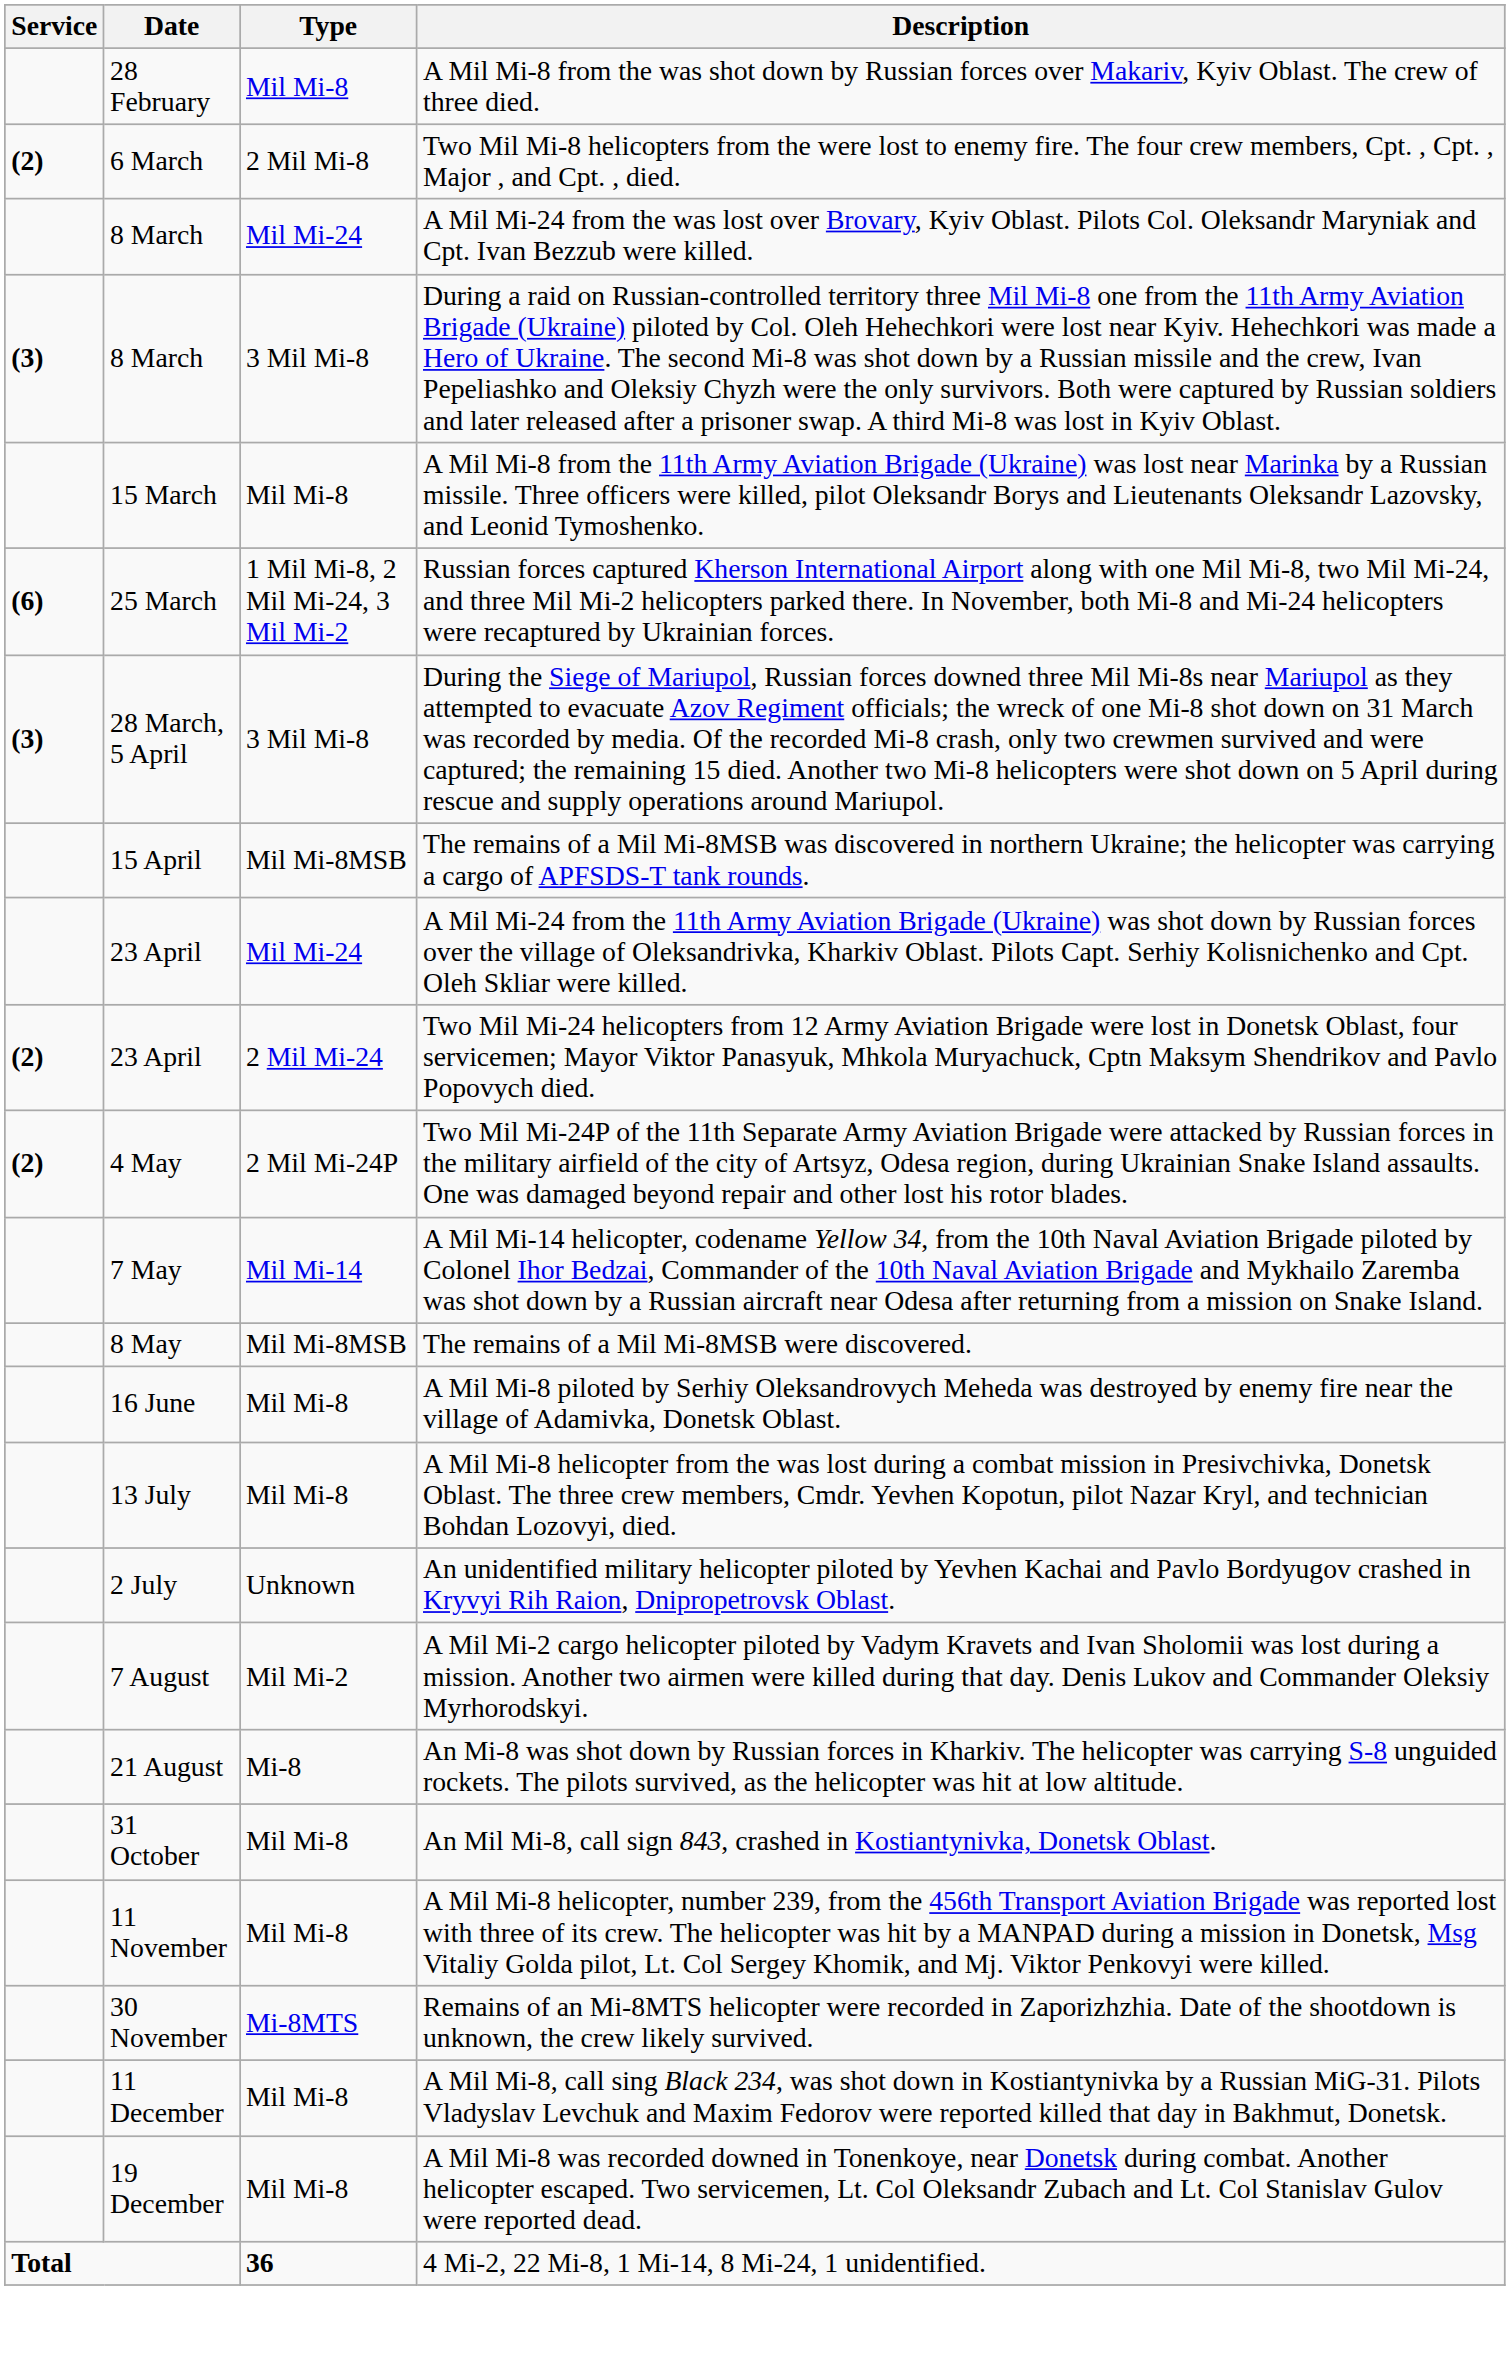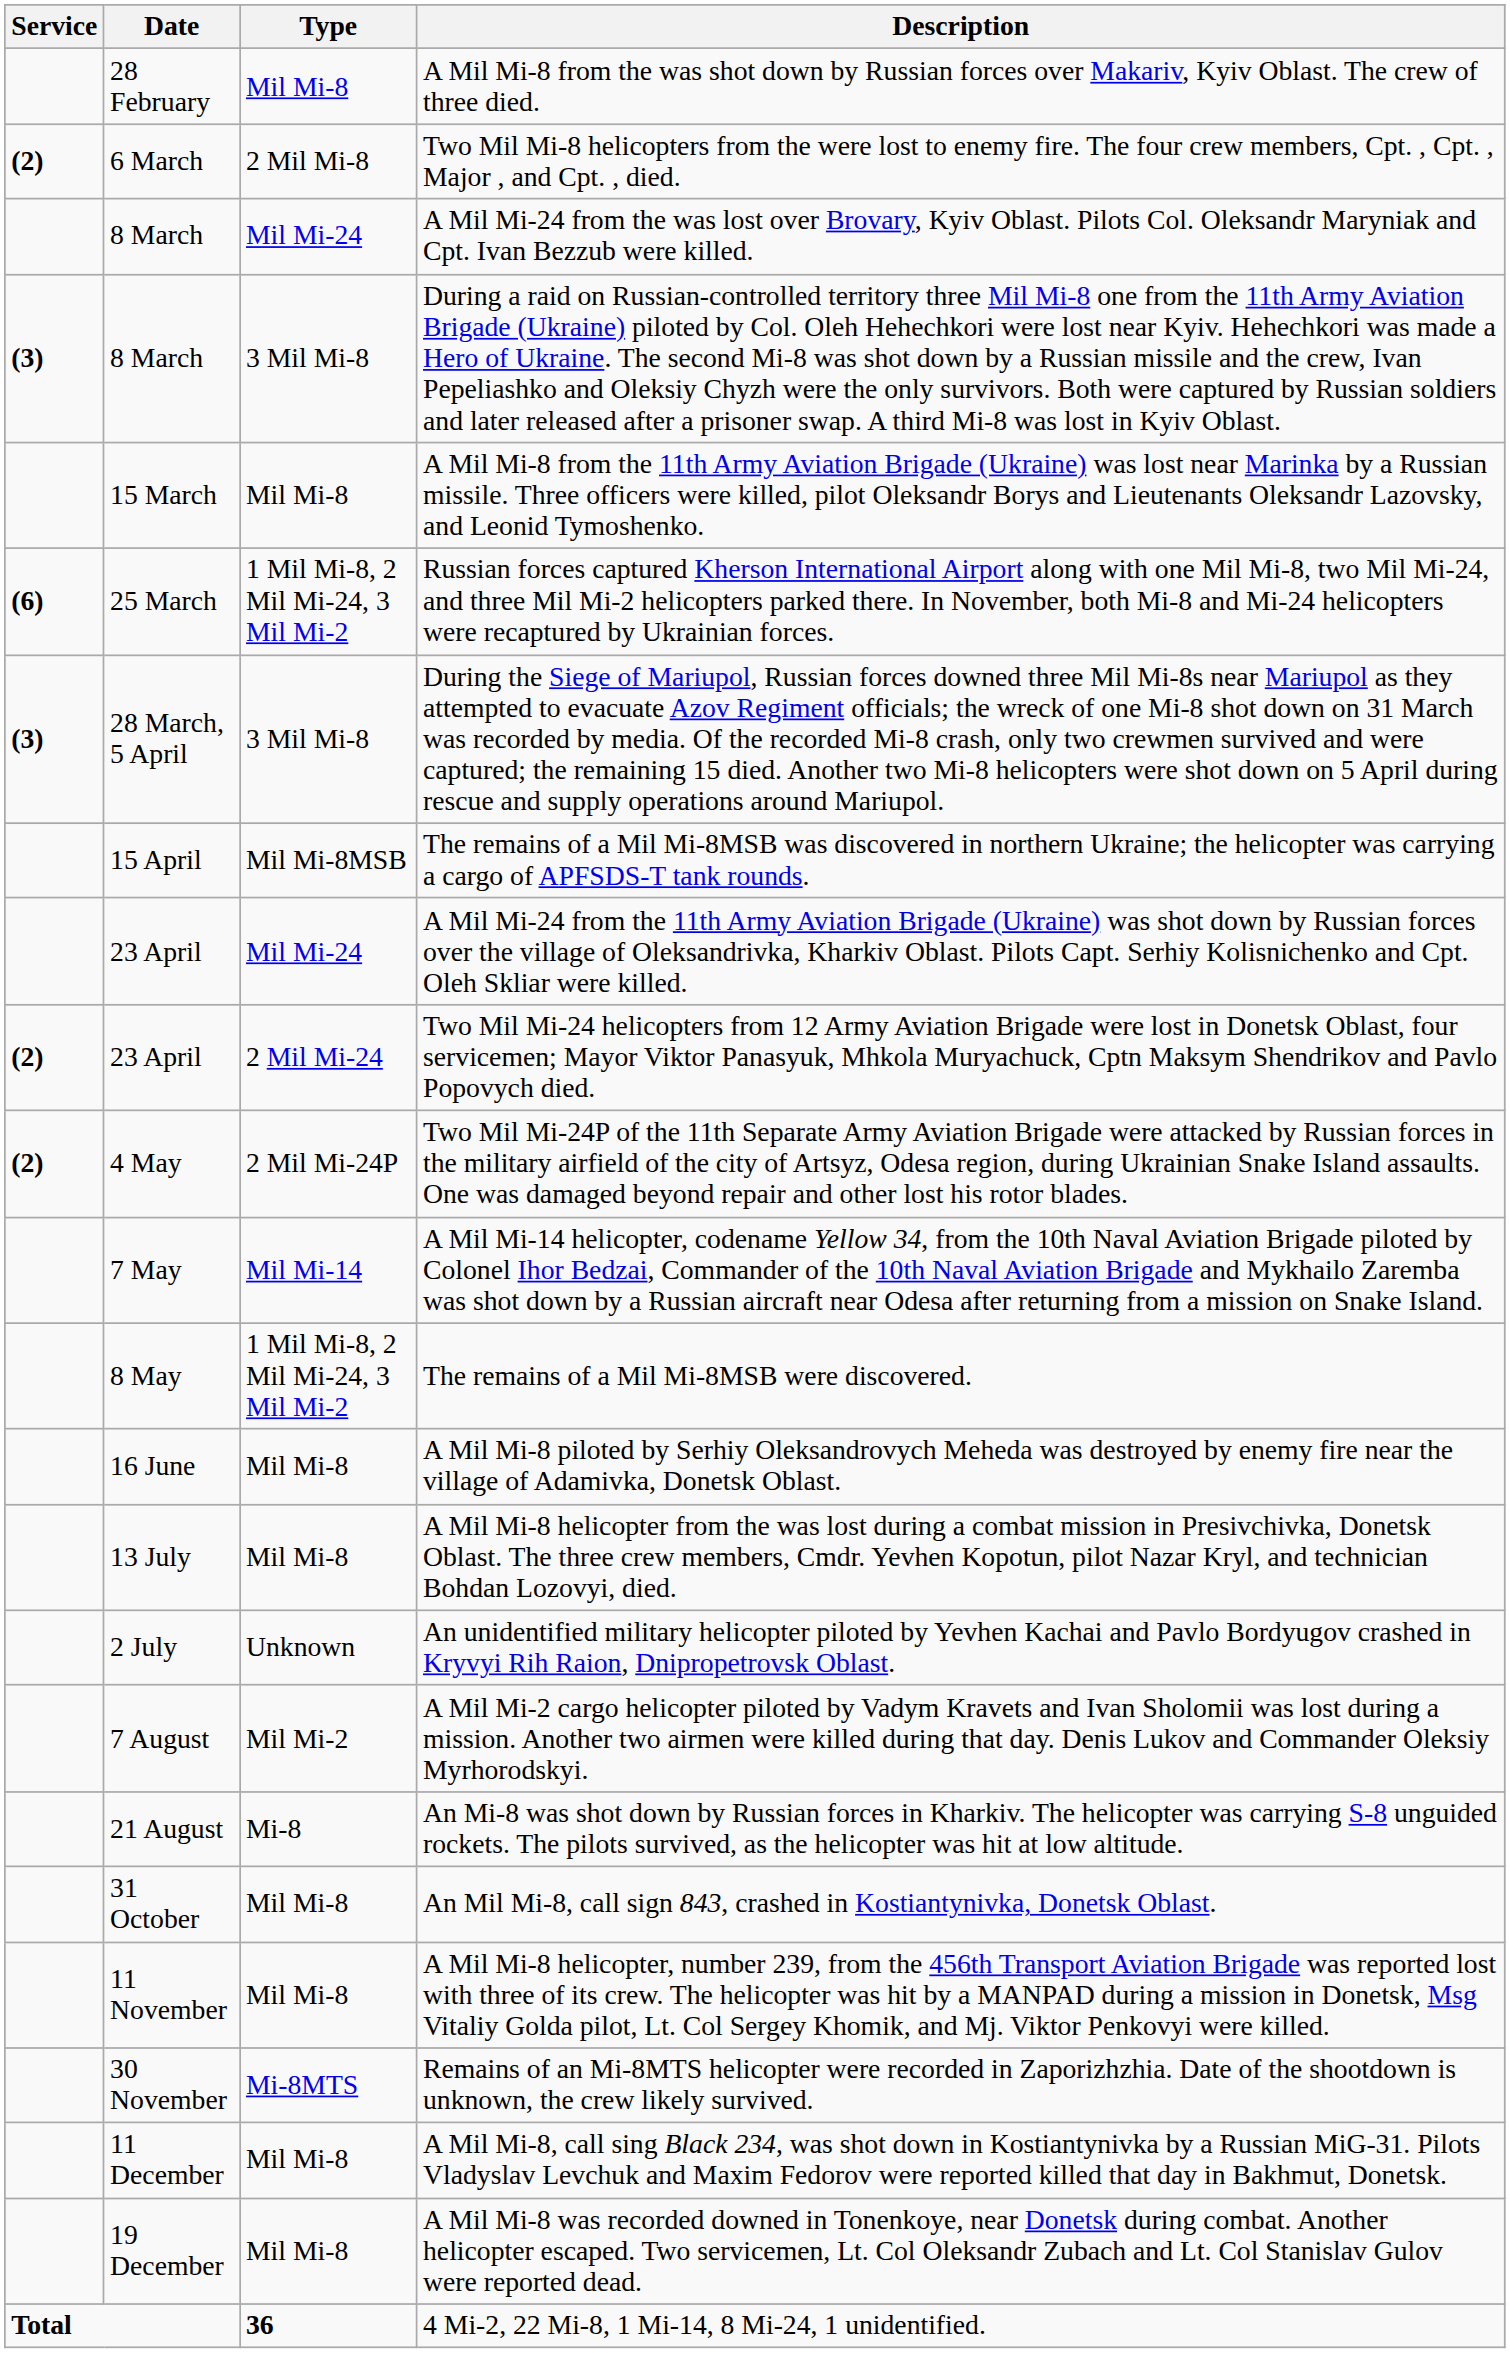(326, 1344) Mil Mi-8MSB -> (321, 1375) 1 Mil Mi-8, 2 Mil Mi-24, 3 Mil Mi-2
